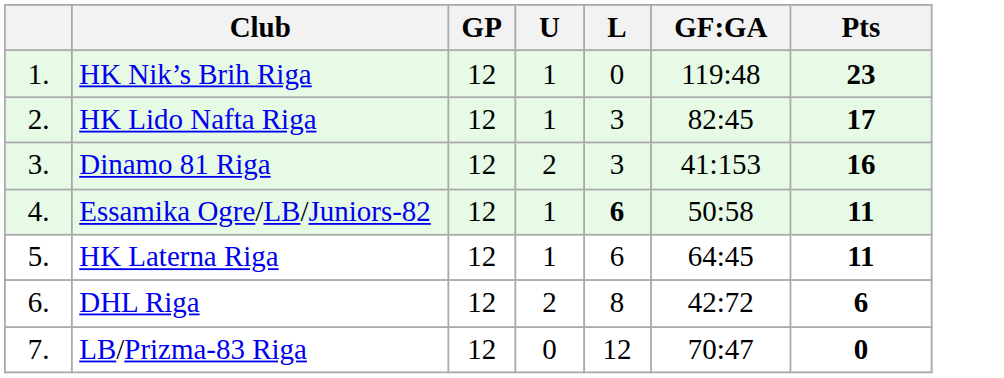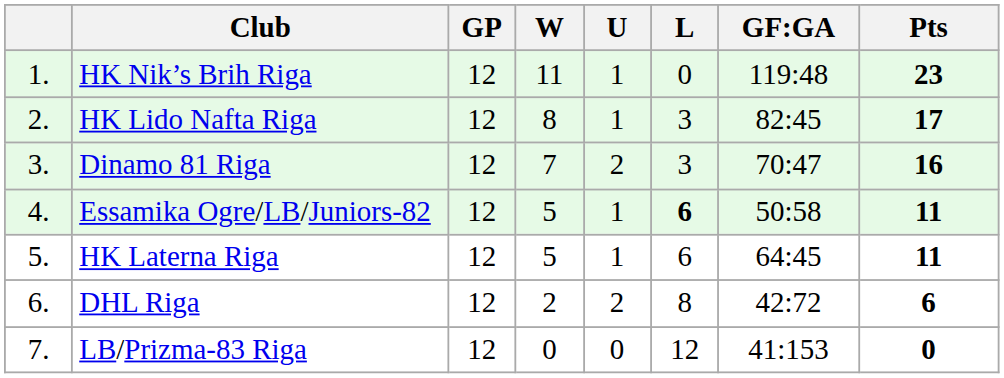+ column: (549, 27)
(721, 165) 41:153 -> (789, 165) 70:47
(721, 348) 70:47 -> (789, 348) 41:153
